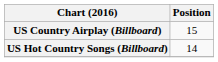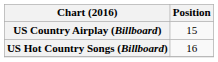(192, 48) 14 -> (192, 48) 16
